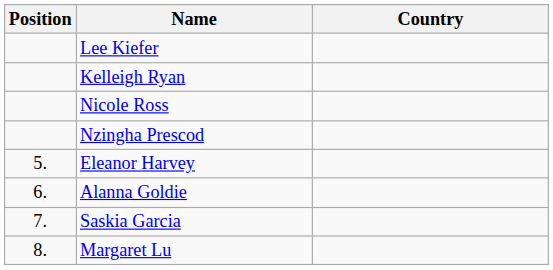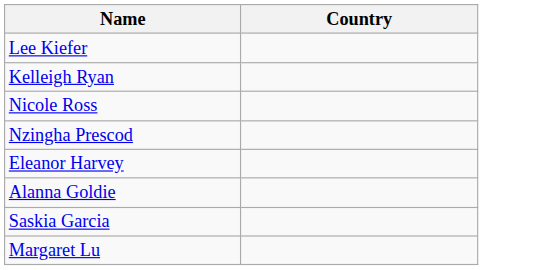- column: (40, 18)
